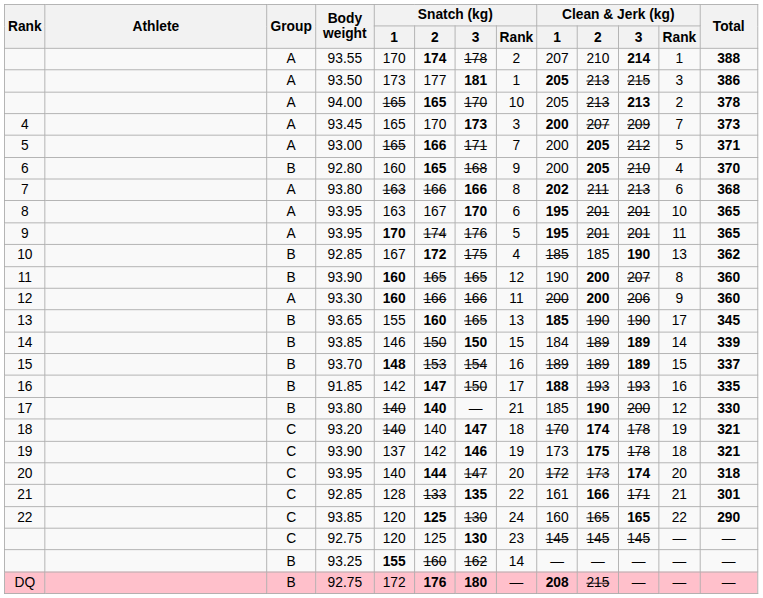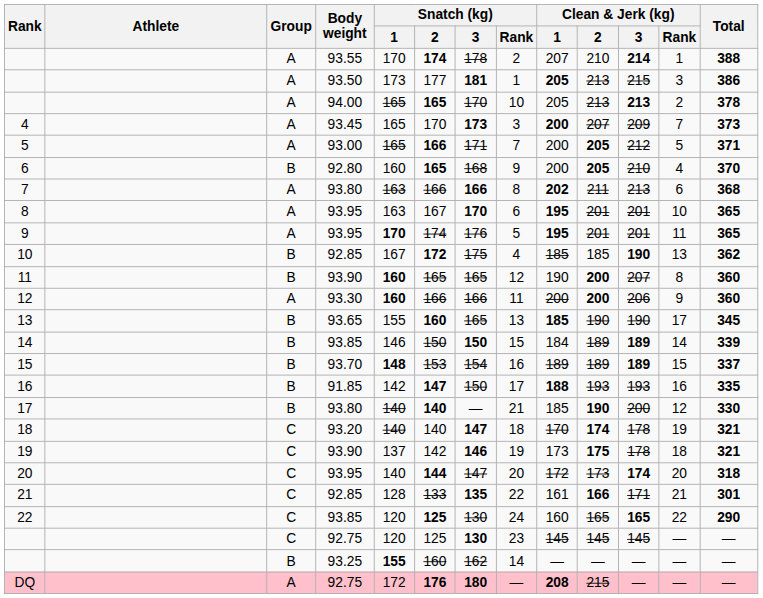(291, 582) B -> (291, 582) A
